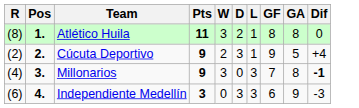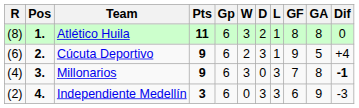+ column: (226, 14)
(15, 53) (2) -> (15, 53) (6)
(15, 93) (6) -> (15, 93) (2)
